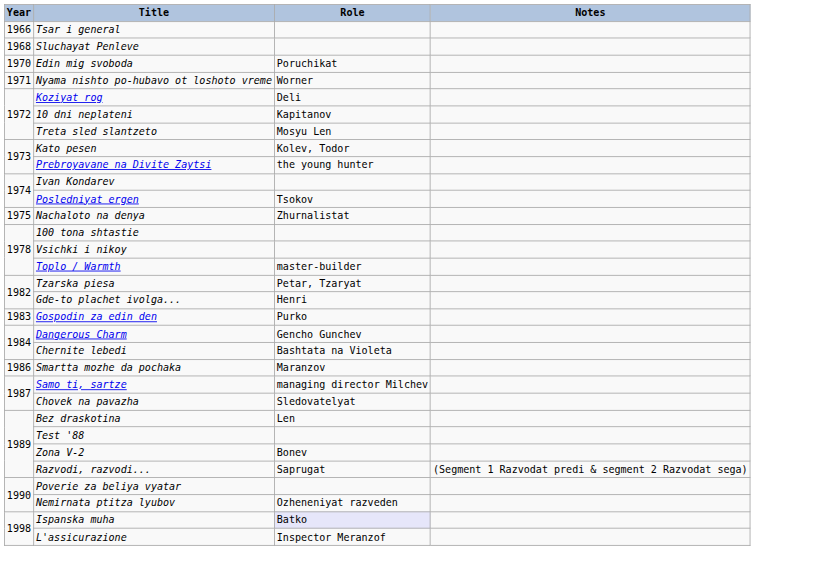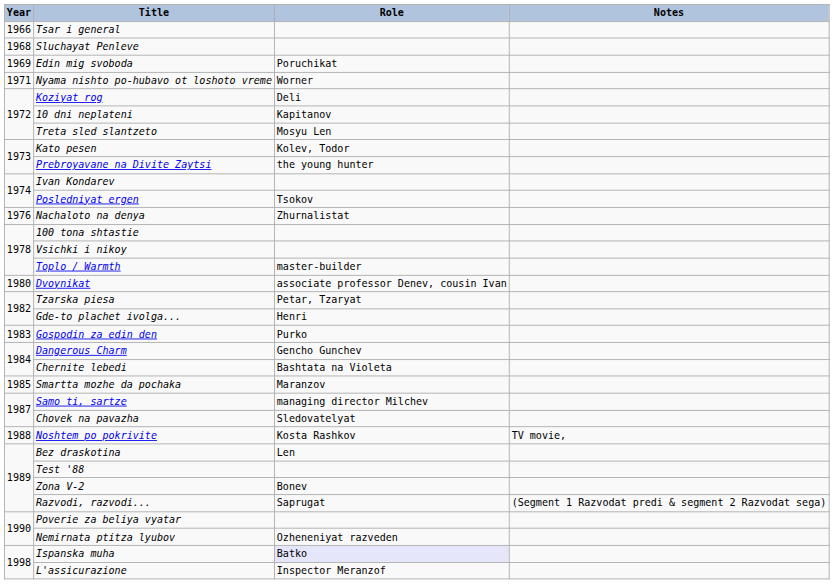(19, 63) 1970 -> (19, 63) 1969
(19, 215) 1975 -> (19, 215) 1976
+ row: (63, 283)
(19, 368) 1986 -> (19, 384) 1985
+ row: (96, 435)
